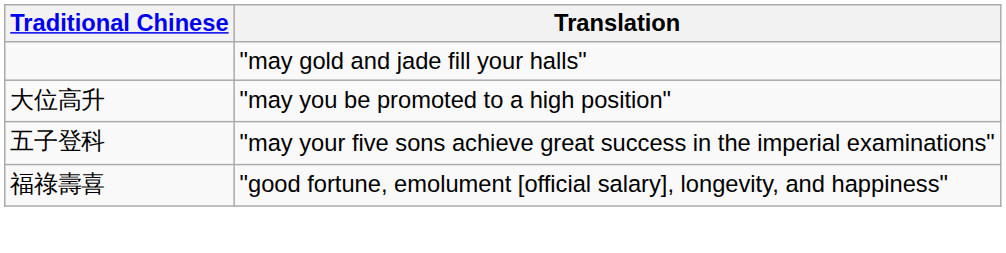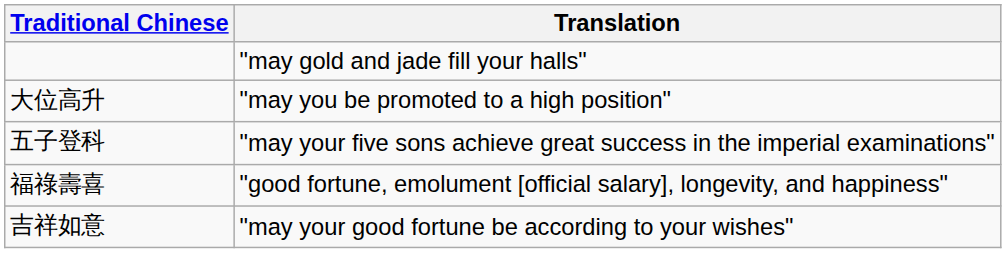+ row: (58, 225)
